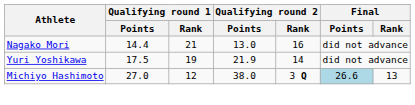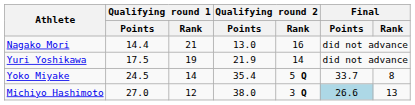+ row: (38, 76)
